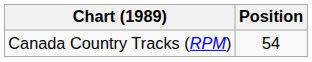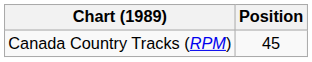(271, 43) 54 -> (271, 43) 45
